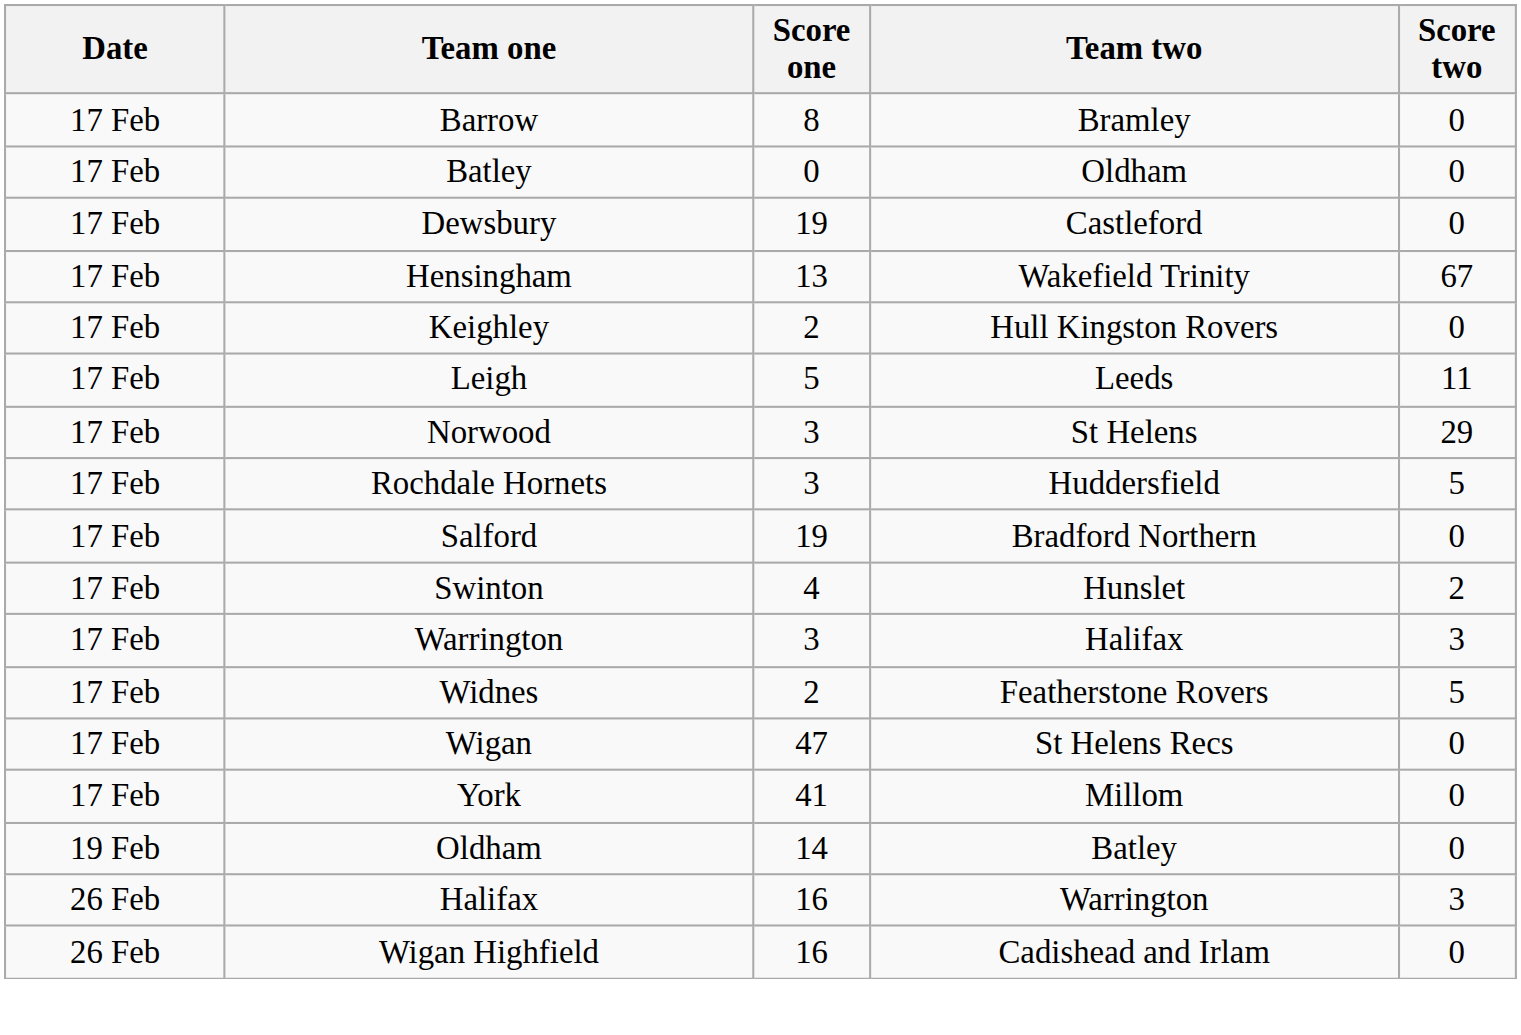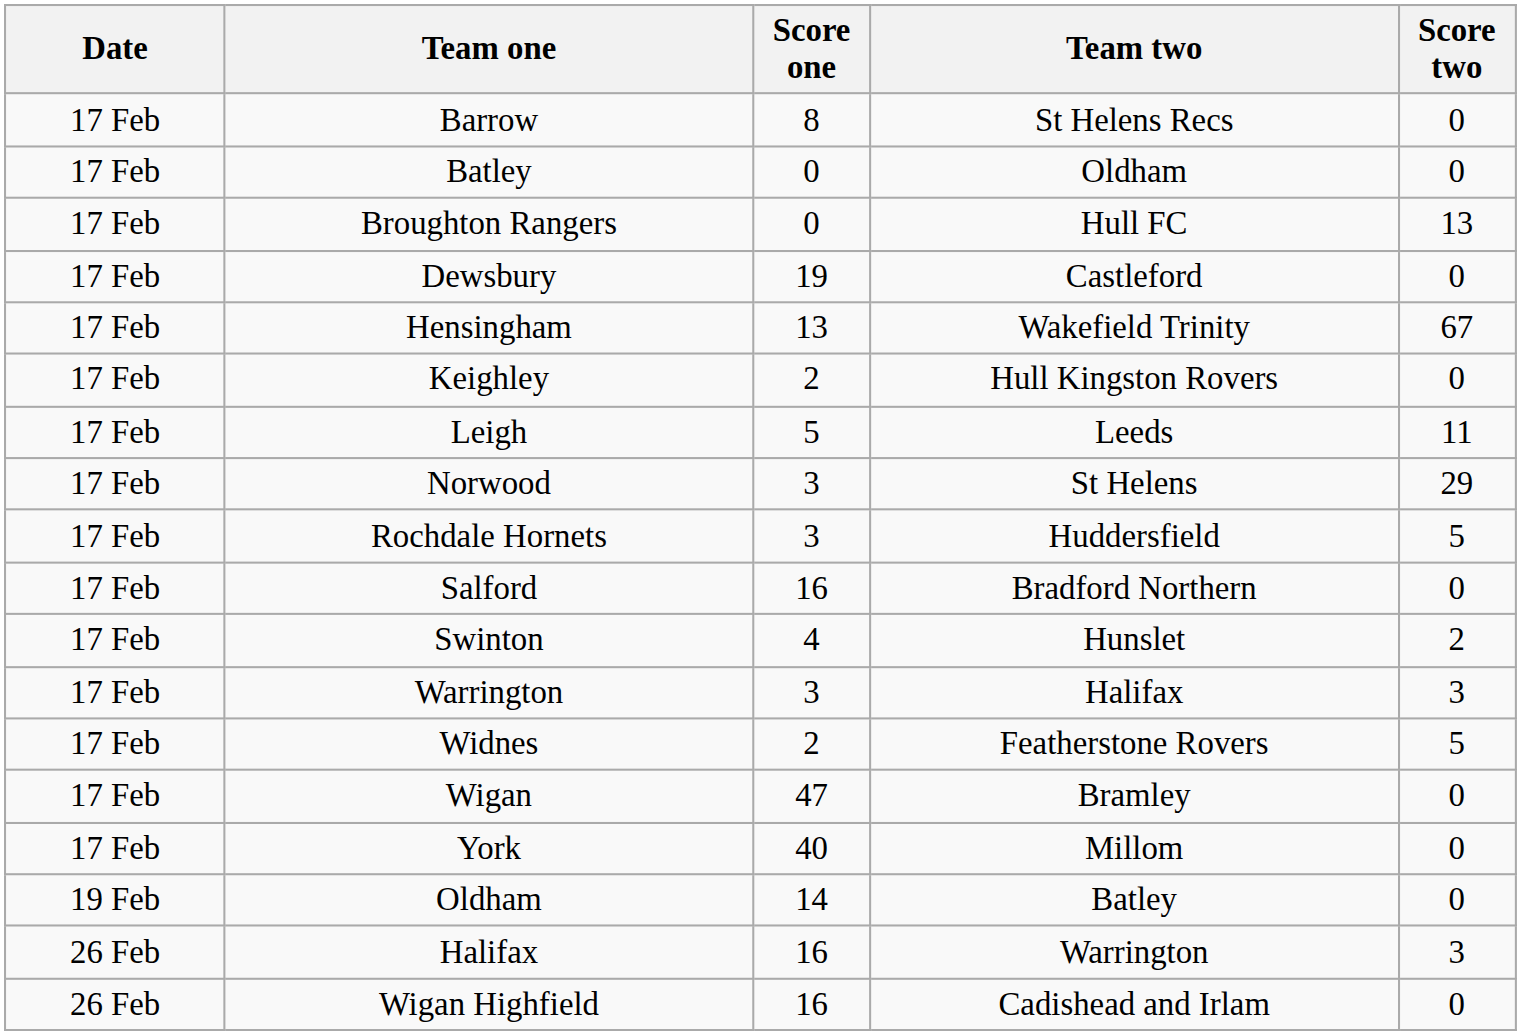(1134, 119) Bramley -> (1134, 119) St Helens Recs
+ row: (489, 223)
(812, 535) 19 -> (812, 587) 16
(1134, 743) St Helens Recs -> (1134, 795) Bramley
(812, 795) 41 -> (812, 847) 40
